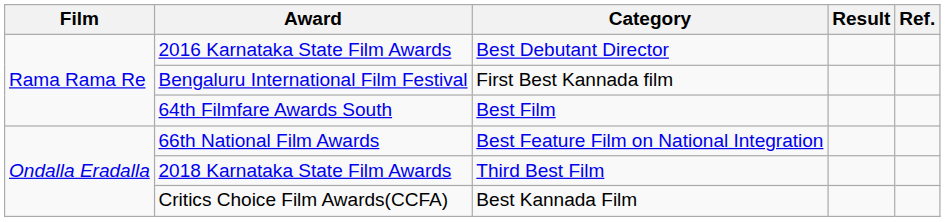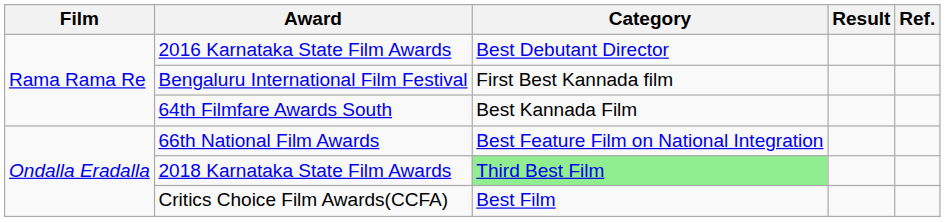(516, 110) Best Film -> (557, 110) Best Kannada Film
(540, 170) no background -> (540, 170) lightgreen background
(557, 200) Best Kannada Film -> (516, 200) Best Film
